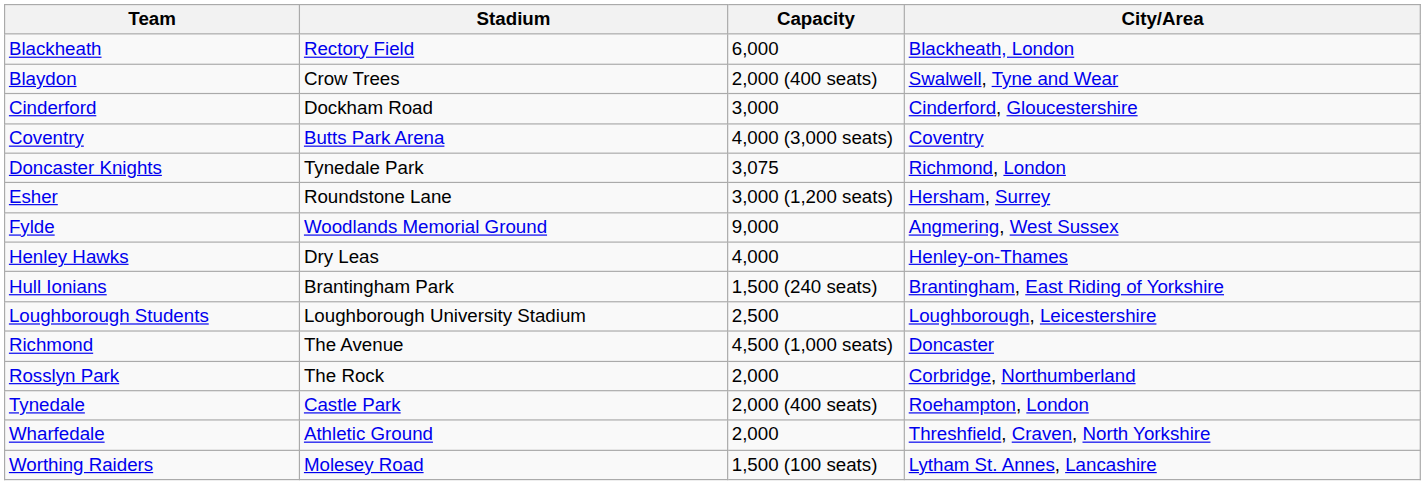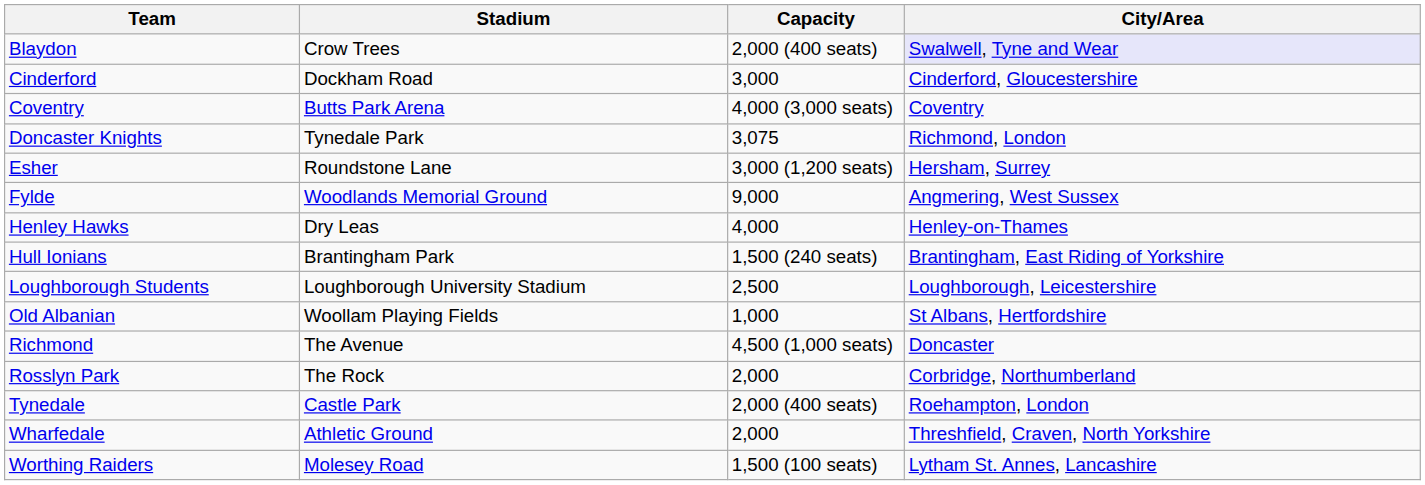- row: (55, 49)
(1013, 78) no background -> (1013, 49) lavender background
+ row: (62, 316)
